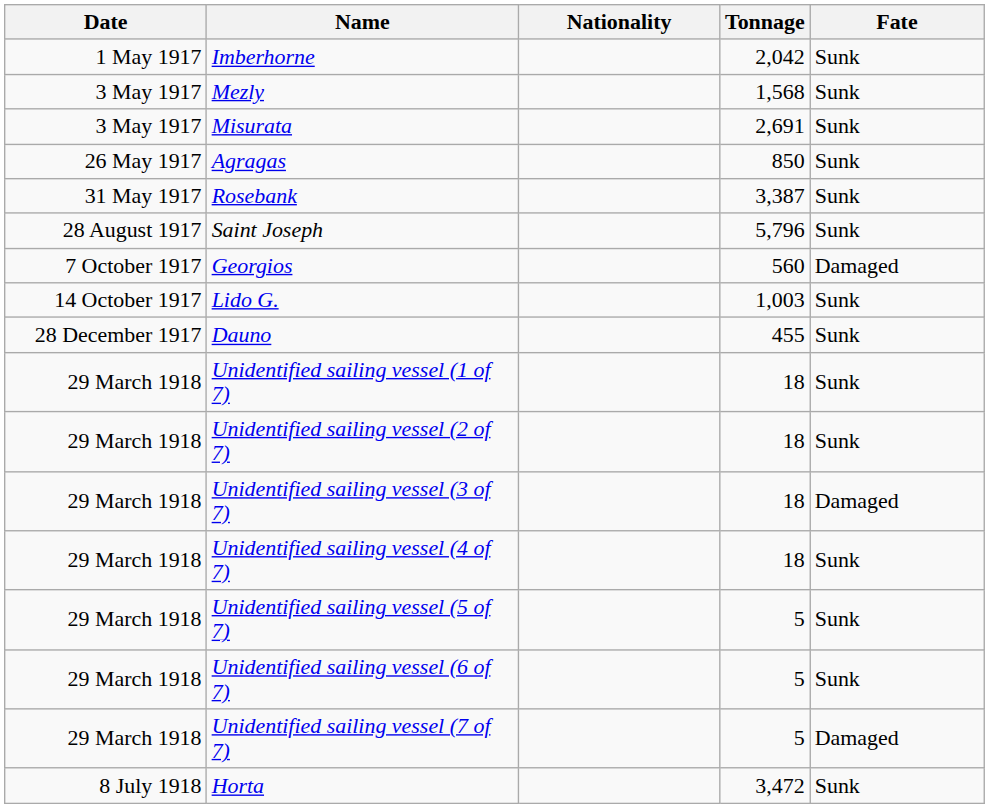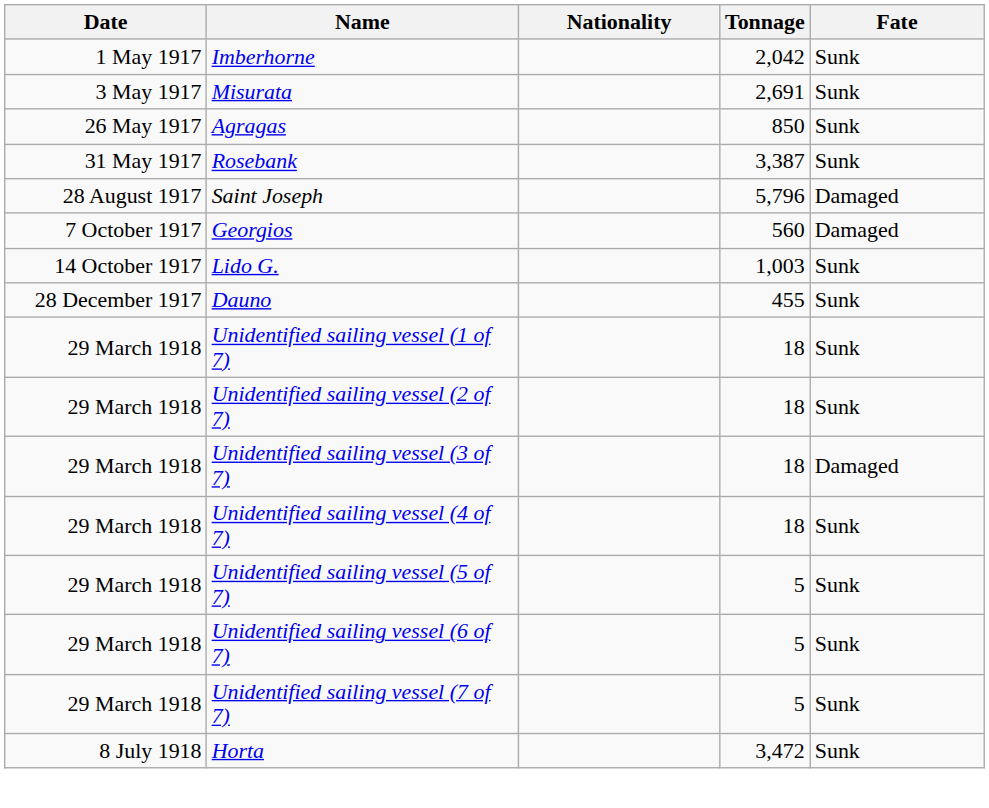- row: (238, 91)
(837, 230) Sunk -> (857, 195) Damaged
(857, 738) Damaged -> (837, 703) Sunk
